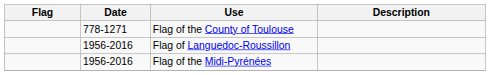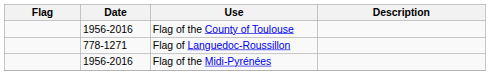(105, 29) 778-1271 -> (108, 29) 1956-2016
(108, 45) 1956-2016 -> (105, 45) 778-1271
